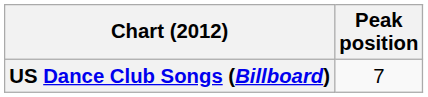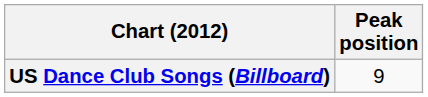(379, 75) 7 -> (379, 75) 9
